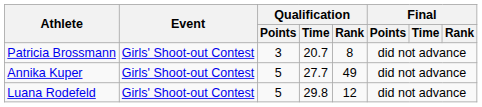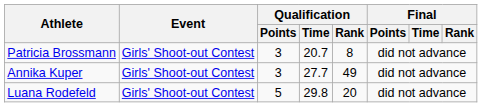(278, 73) 5 -> (278, 73) 3
(350, 93) 12 -> (350, 93) 20
